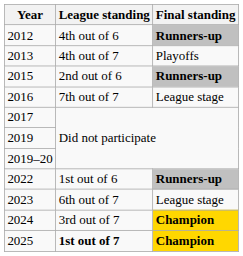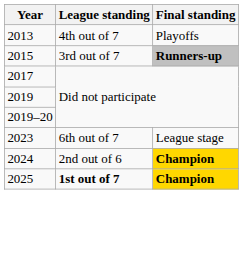- row: (20, 35)
(90, 76) 2nd out of 6 -> (89, 55) 3rd out of 7
- row: (20, 96)
- row: (20, 179)
(89, 220) 3rd out of 7 -> (90, 158) 2nd out of 6
